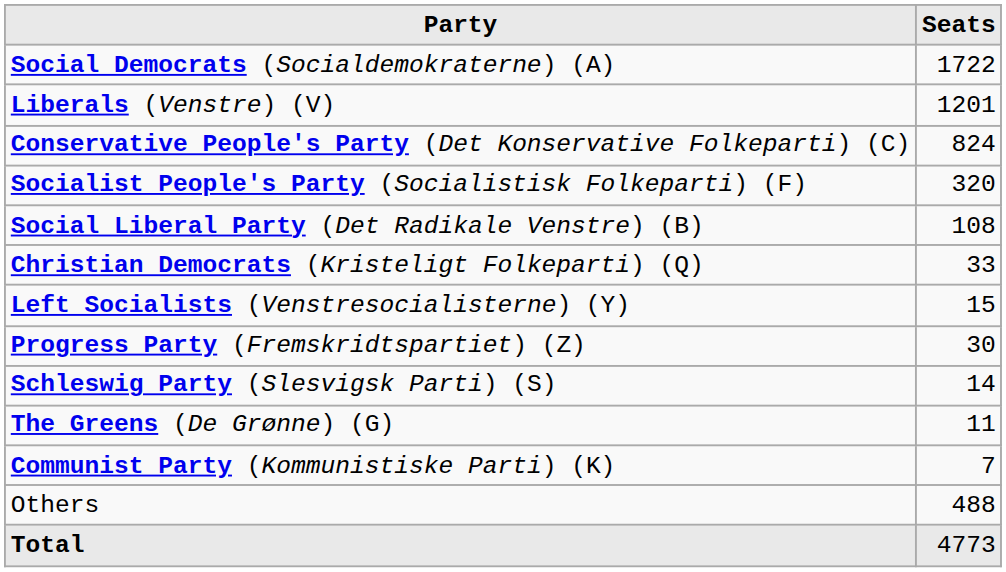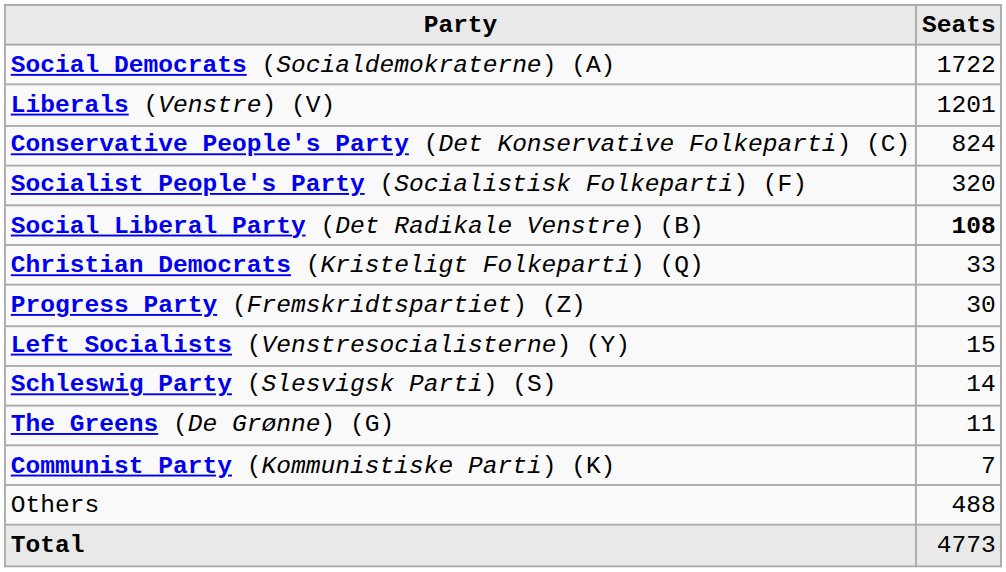(974, 225) normal -> (974, 225) bold
rows swapped: (298, 345) <-> (320, 305)
